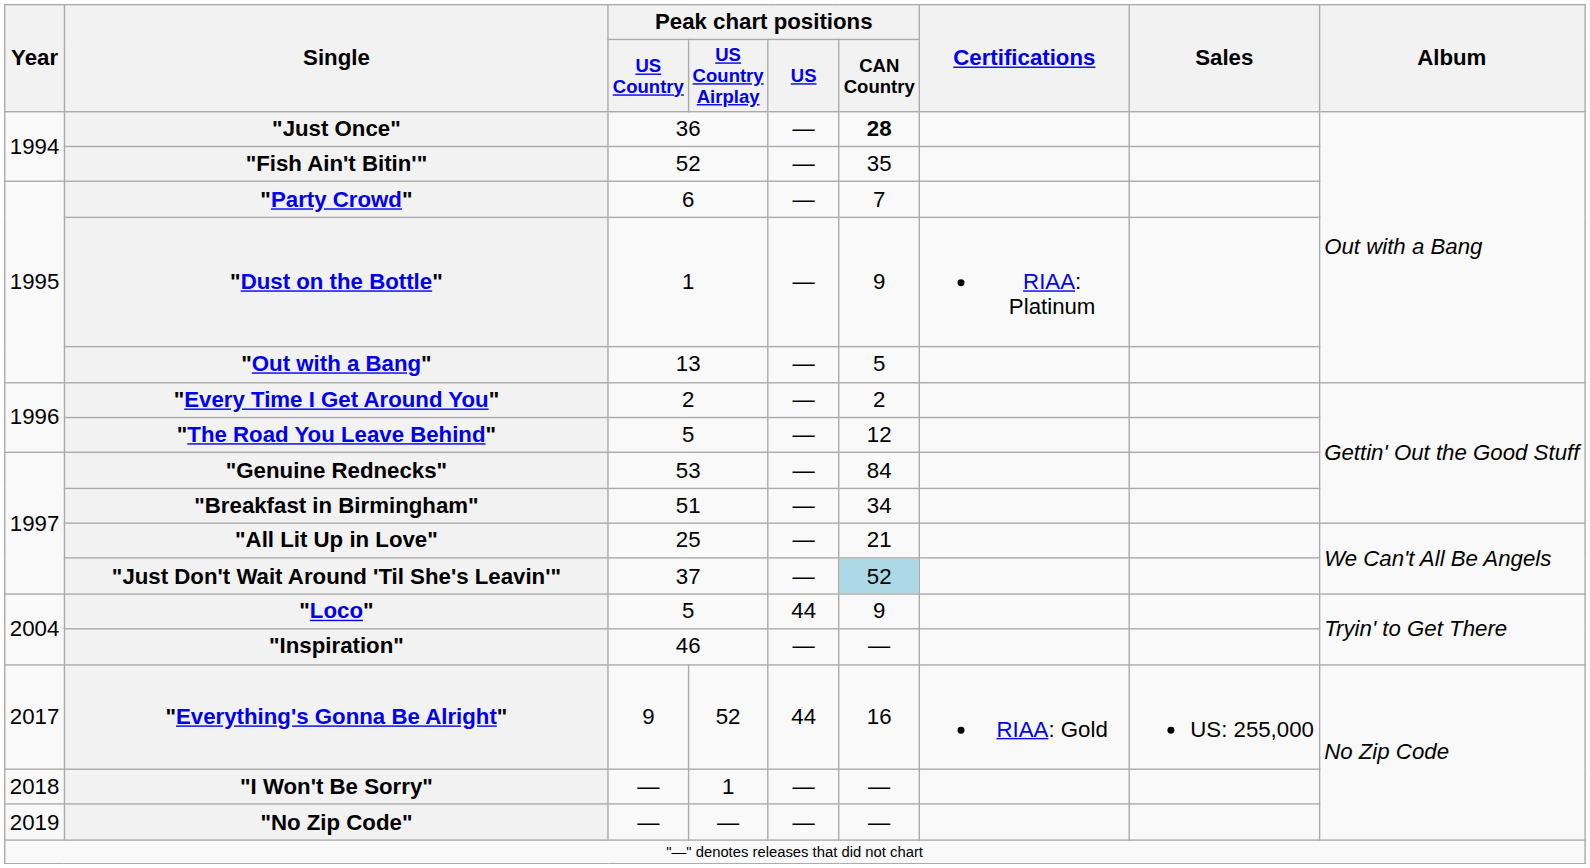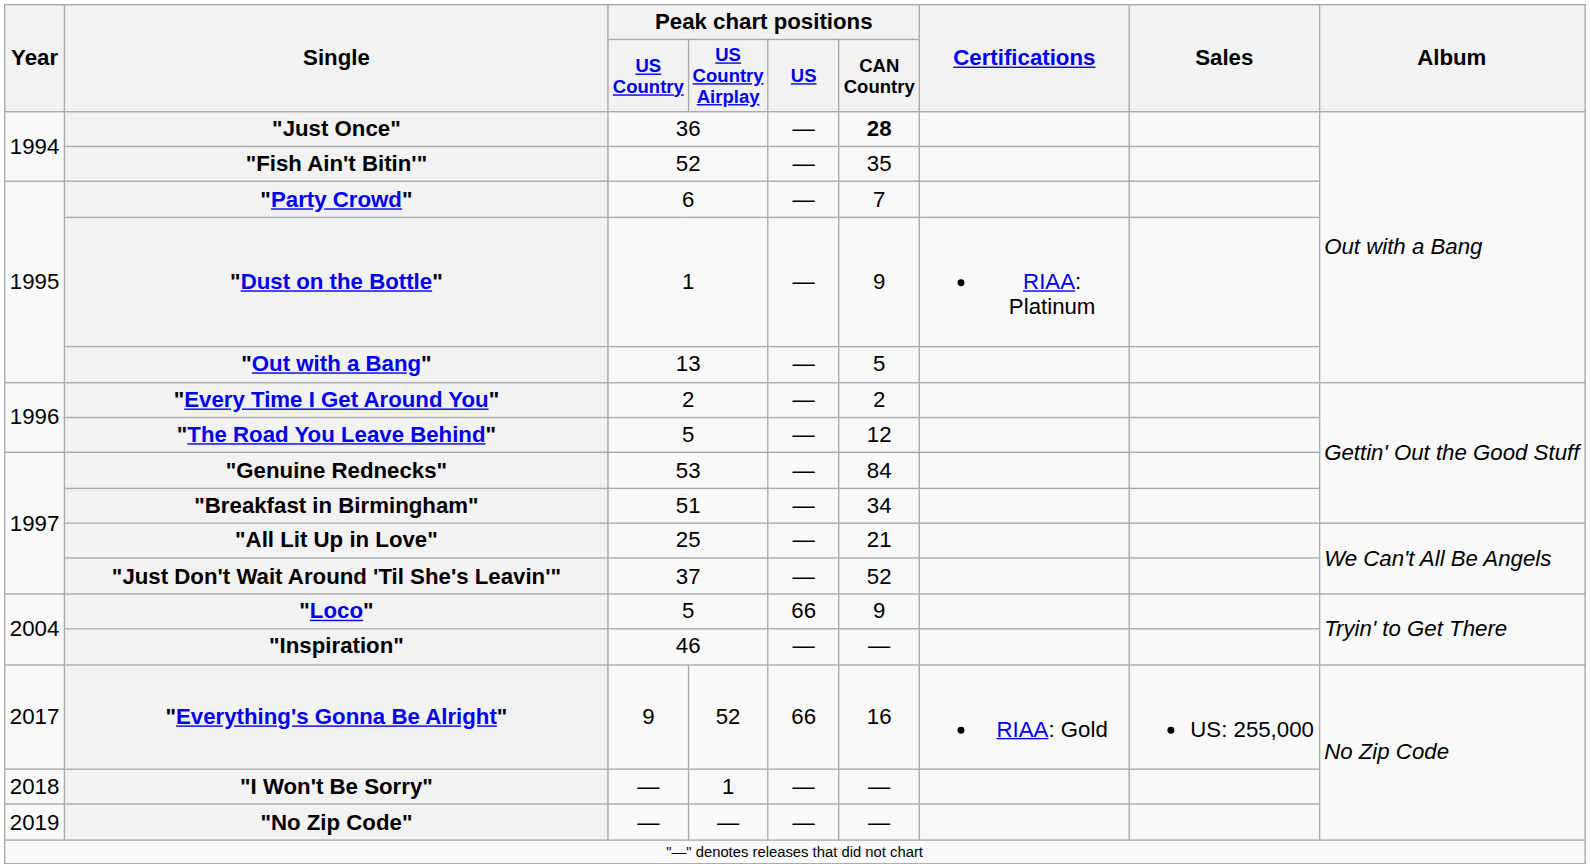(879, 575) lightblue background -> (879, 575) no background
(804, 611) 44 -> (804, 611) 66
(804, 716) 44 -> (804, 716) 66
